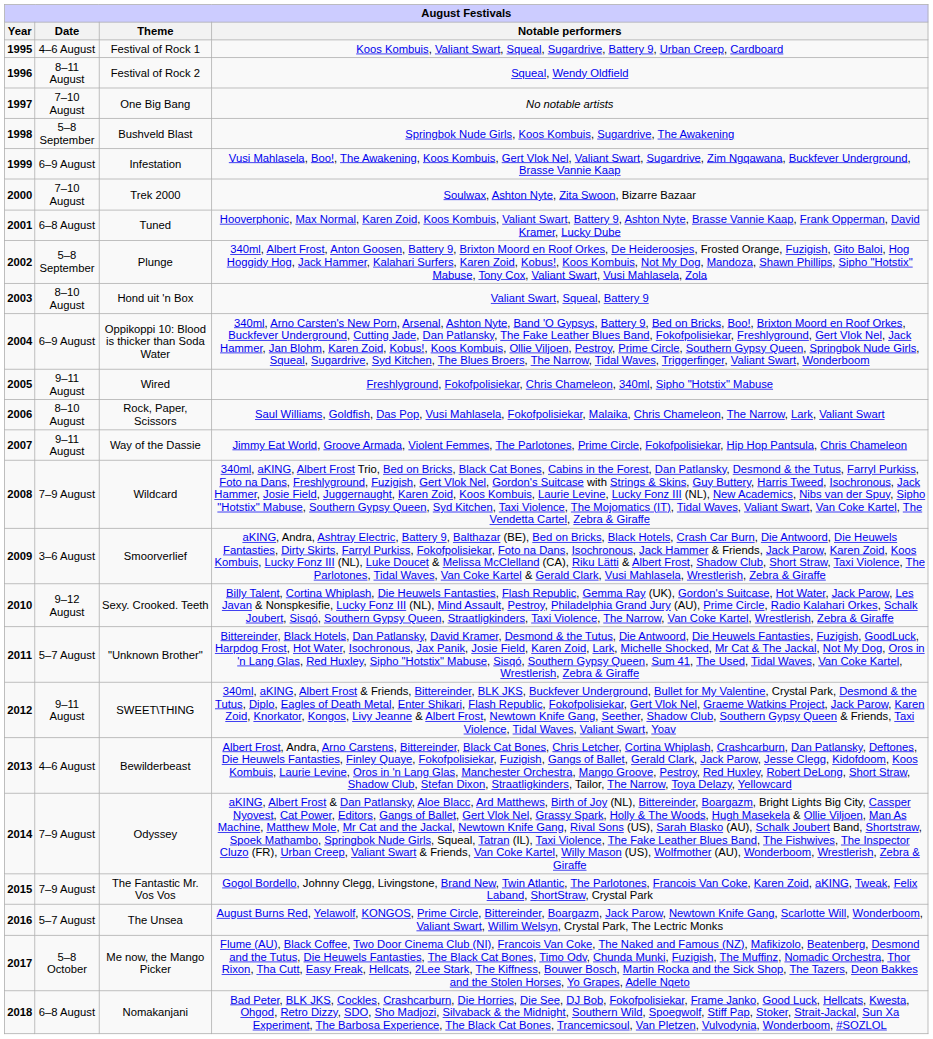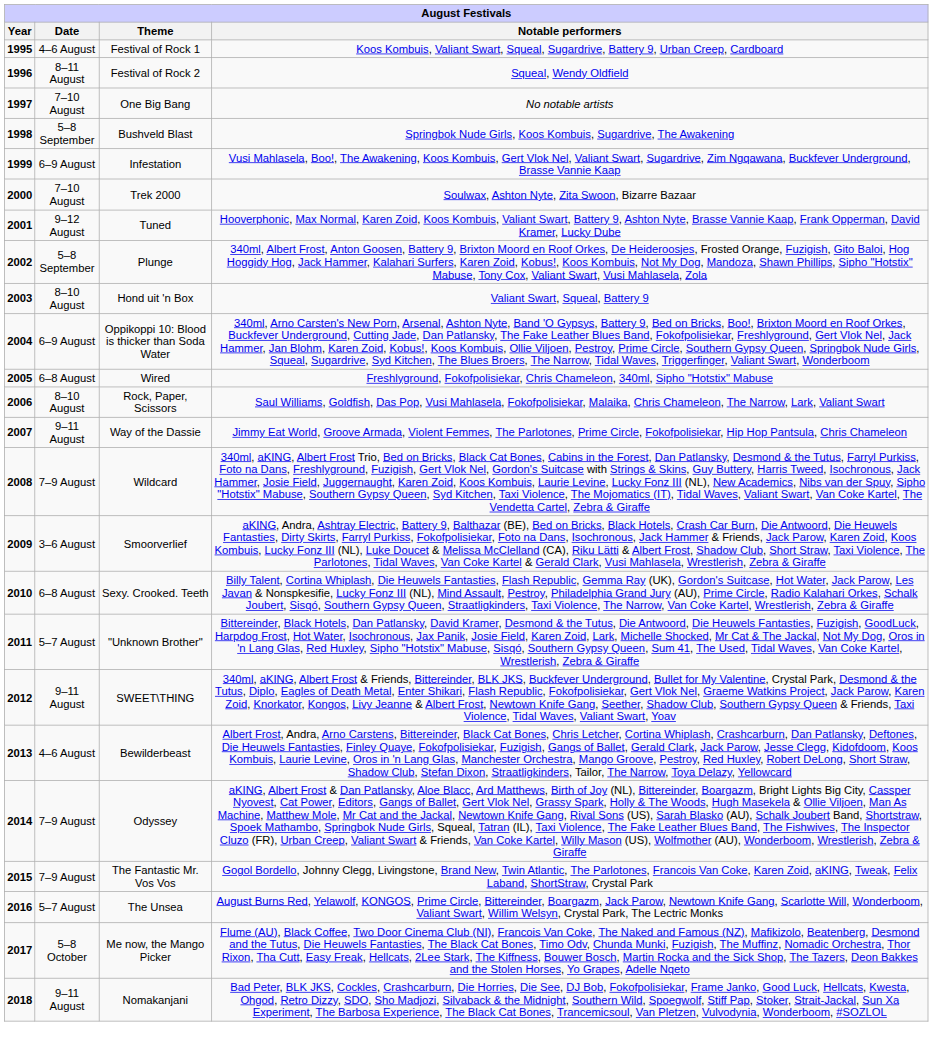(67, 225) 6–8 August -> (67, 225) 9–12 August
(67, 384) 9–11 August -> (67, 378) 6–8 August
(67, 605) 9–12 August -> (67, 593) 6–8 August
(67, 1012) 6–8 August -> (67, 999) 9–11 August
